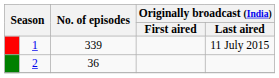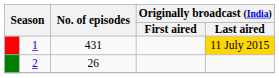(93, 45) 339 -> (93, 45) 431
(240, 45) no background -> (240, 45) gold background
(93, 63) 36 -> (93, 63) 26
